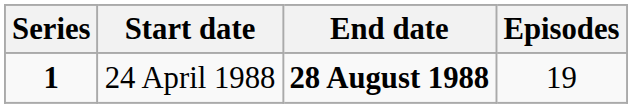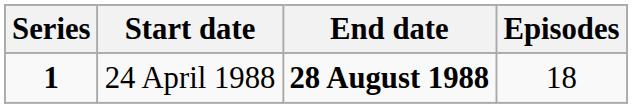(561, 77) 19 -> (561, 77) 18
